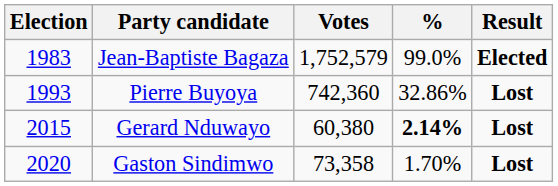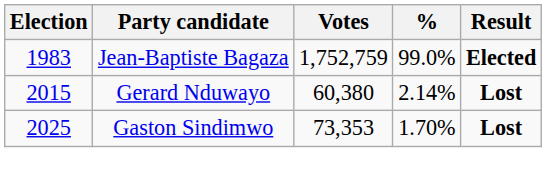(343, 57) 1,752,579 -> (343, 57) 1,752,759
- row: (193, 92)
(432, 127) bold -> (427, 92) normal
(49, 163) 2020 -> (49, 127) 2025
(343, 163) 73,358 -> (343, 127) 73,353
